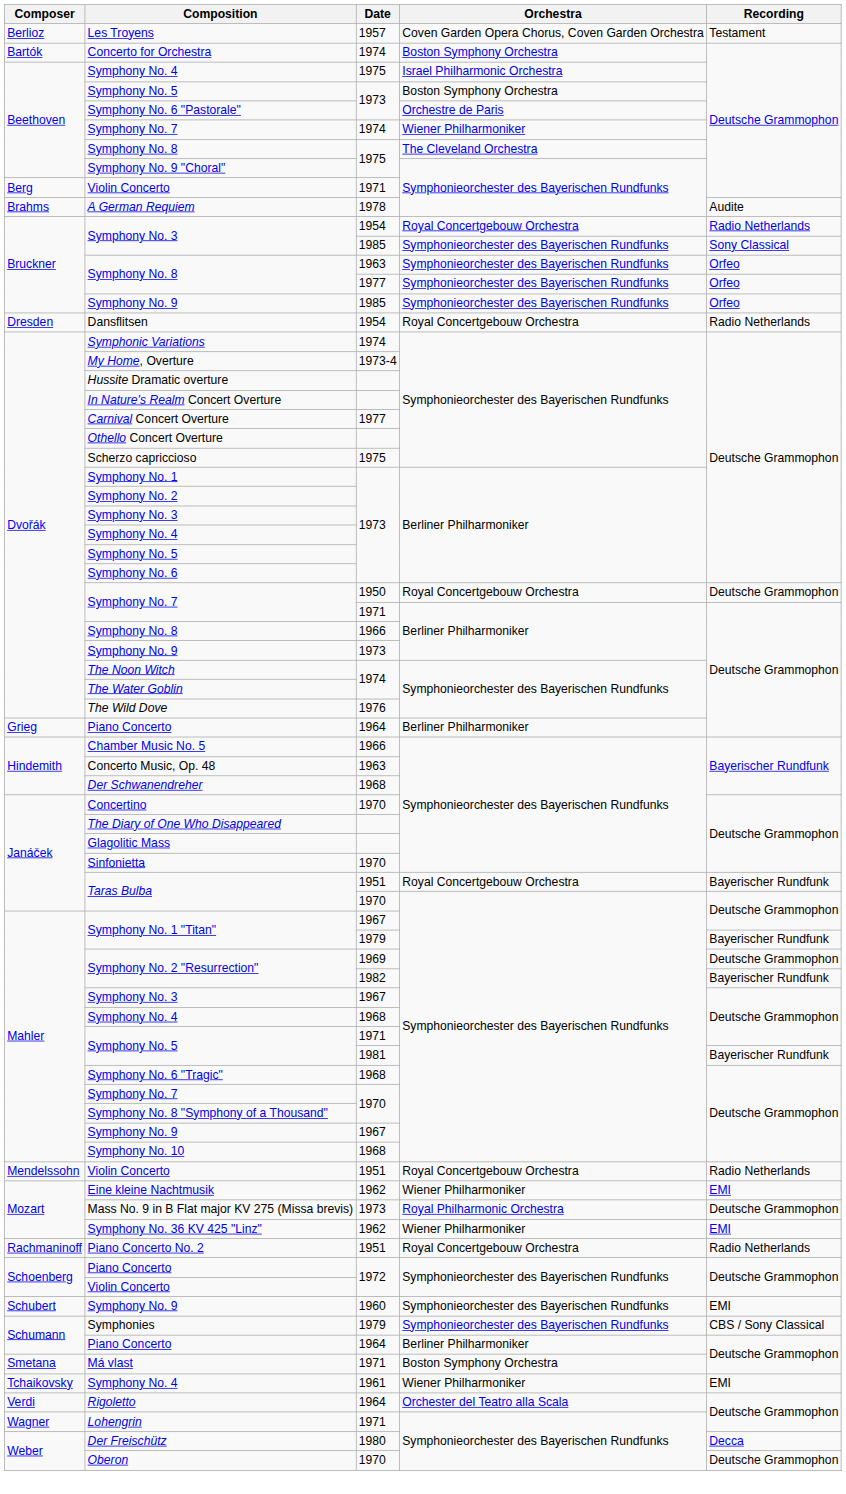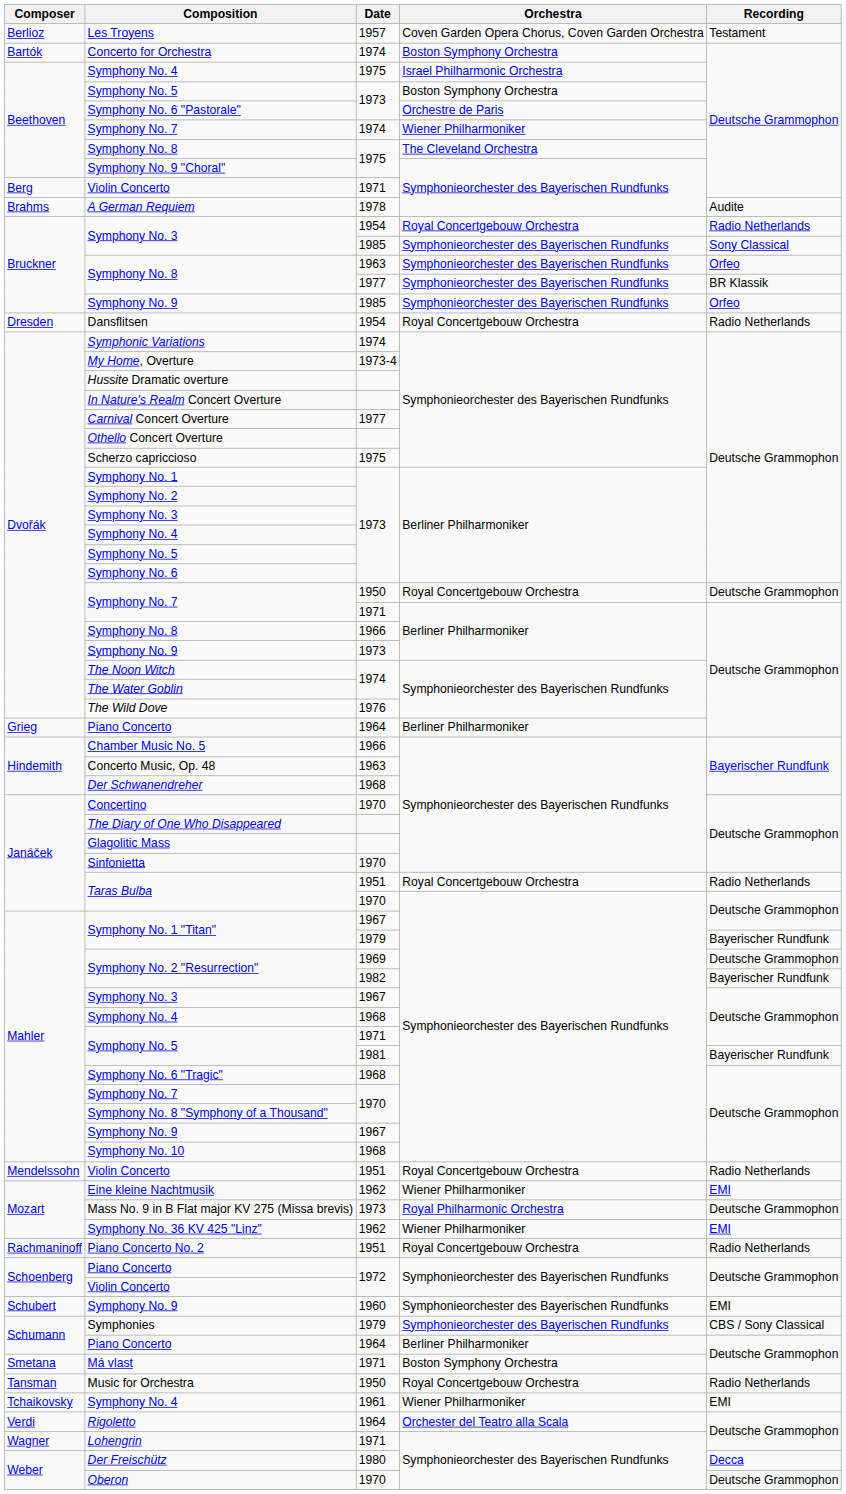(725, 284) Orfeo -> (739, 284) BR Klassik
(769, 881) Bayerischer Rundfunk -> (760, 881) Radio Netherlands
+ row: (141, 1383)
